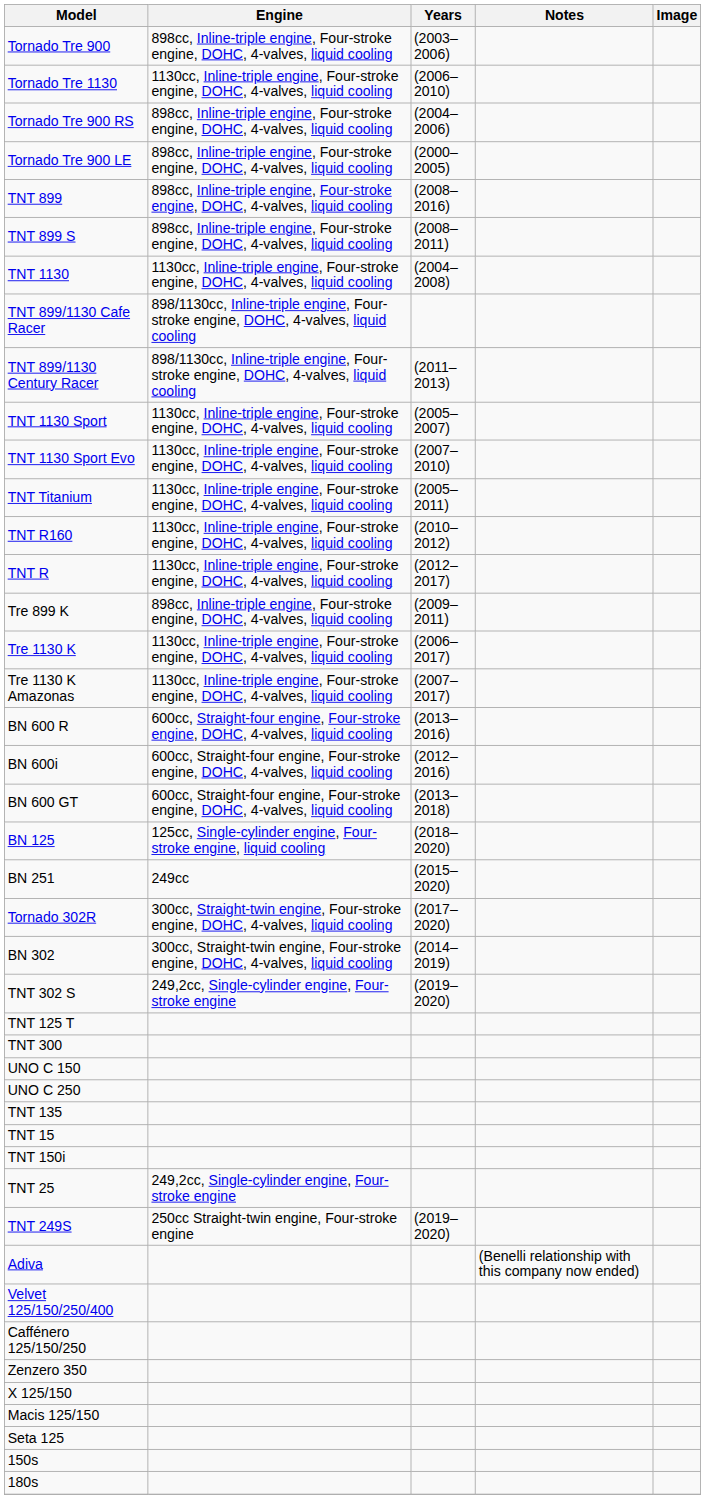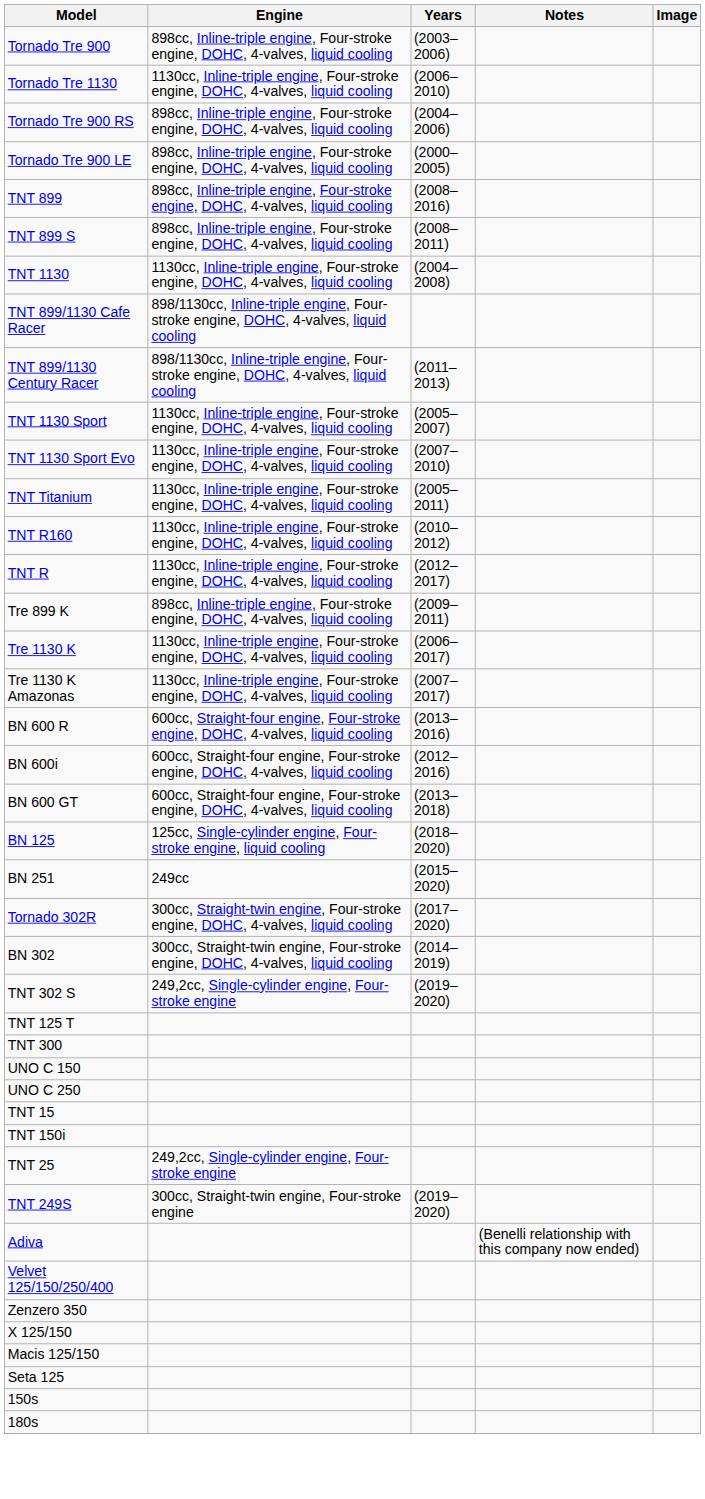- row: (35, 1113)
(274, 1226) 250cc Straight-twin engine, Four-stroke engine -> (276, 1203) 300cc, Straight-twin engine, Four-stroke engine
- row: (47, 1340)
